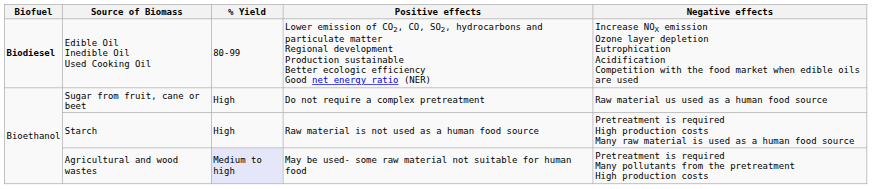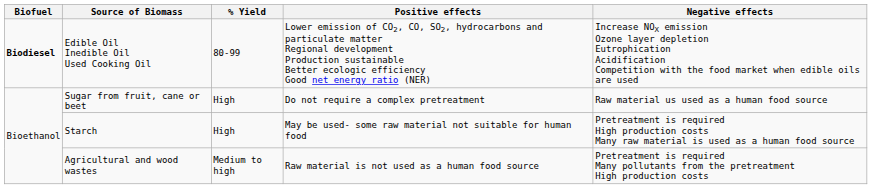(412, 130) Raw material is not used as a human food source -> (428, 130) May be used- some raw material not suitable for human food
(237, 166) lavender background -> (237, 166) no background
(428, 166) May be used- some raw material not suitable for human food -> (412, 166) Raw material is not used as a human food source
